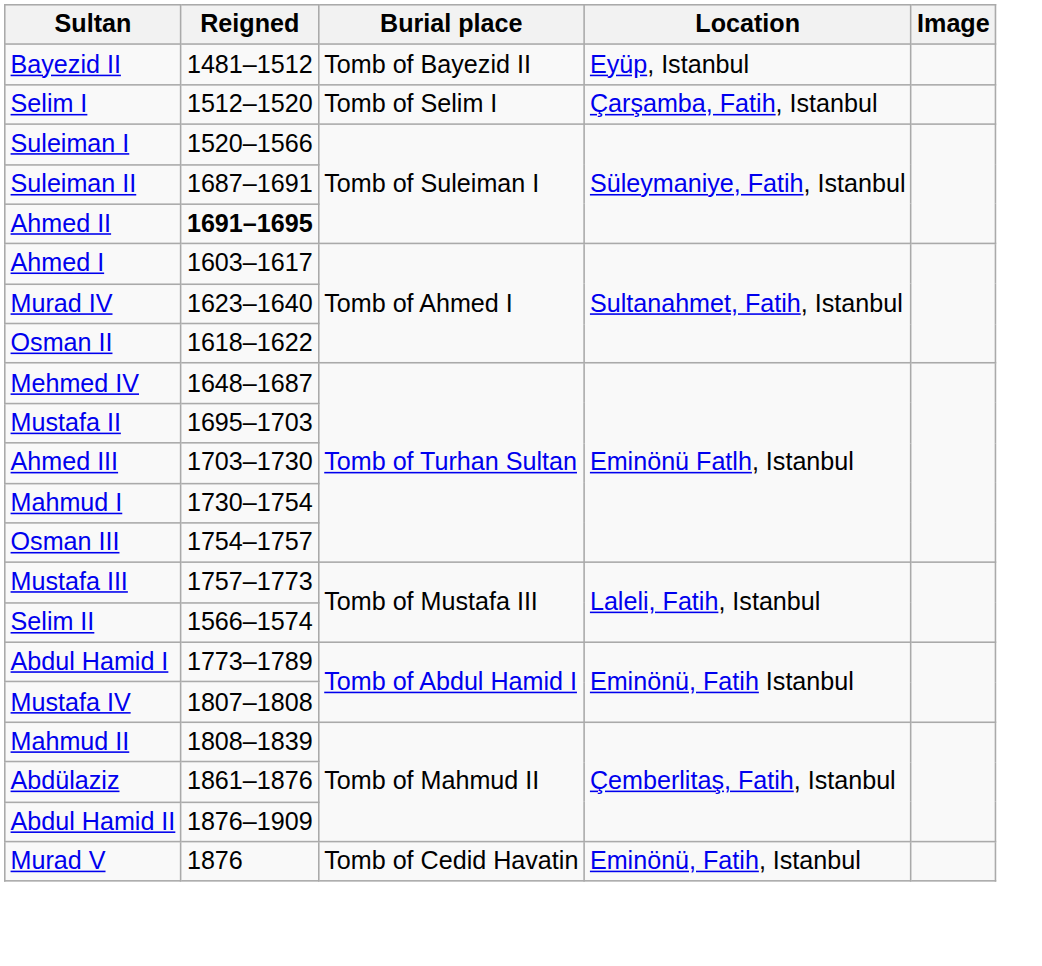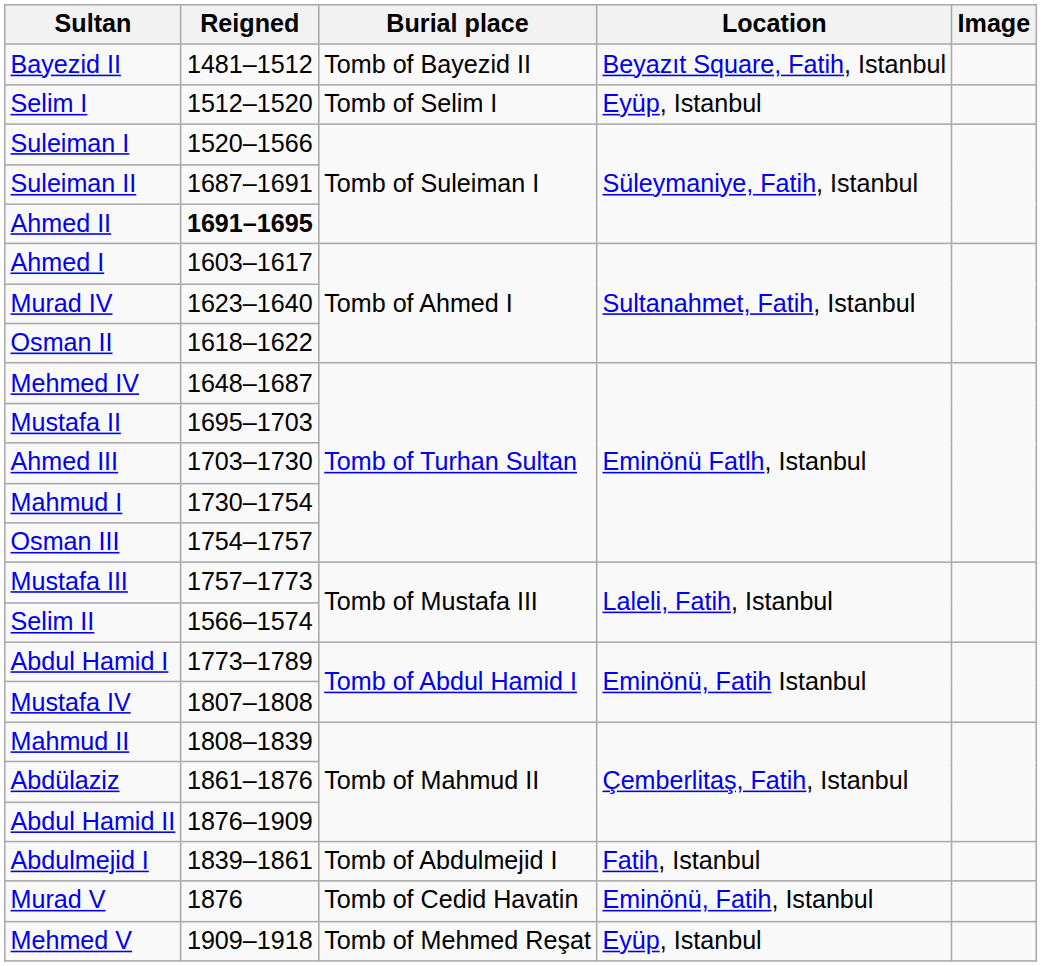(670, 64) Eyüp, Istanbul -> (774, 64) Beyazıt Square, Fatih, Istanbul
(734, 104) Çarşamba, Fatih, Istanbul -> (682, 104) Eyüp, Istanbul
+ row: (80, 861)
+ row: (71, 940)
